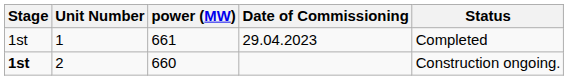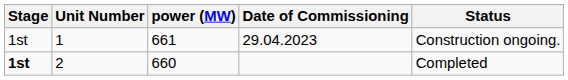(452, 39) Completed -> (488, 39) Construction ongoing.
(488, 63) Construction ongoing. -> (452, 63) Completed
